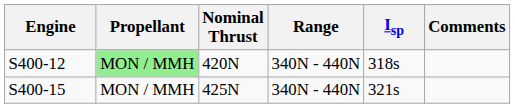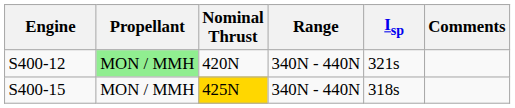(384, 63) 318s -> (384, 63) 321s
(221, 90) no background -> (221, 90) gold background
(384, 90) 321s -> (384, 90) 318s
